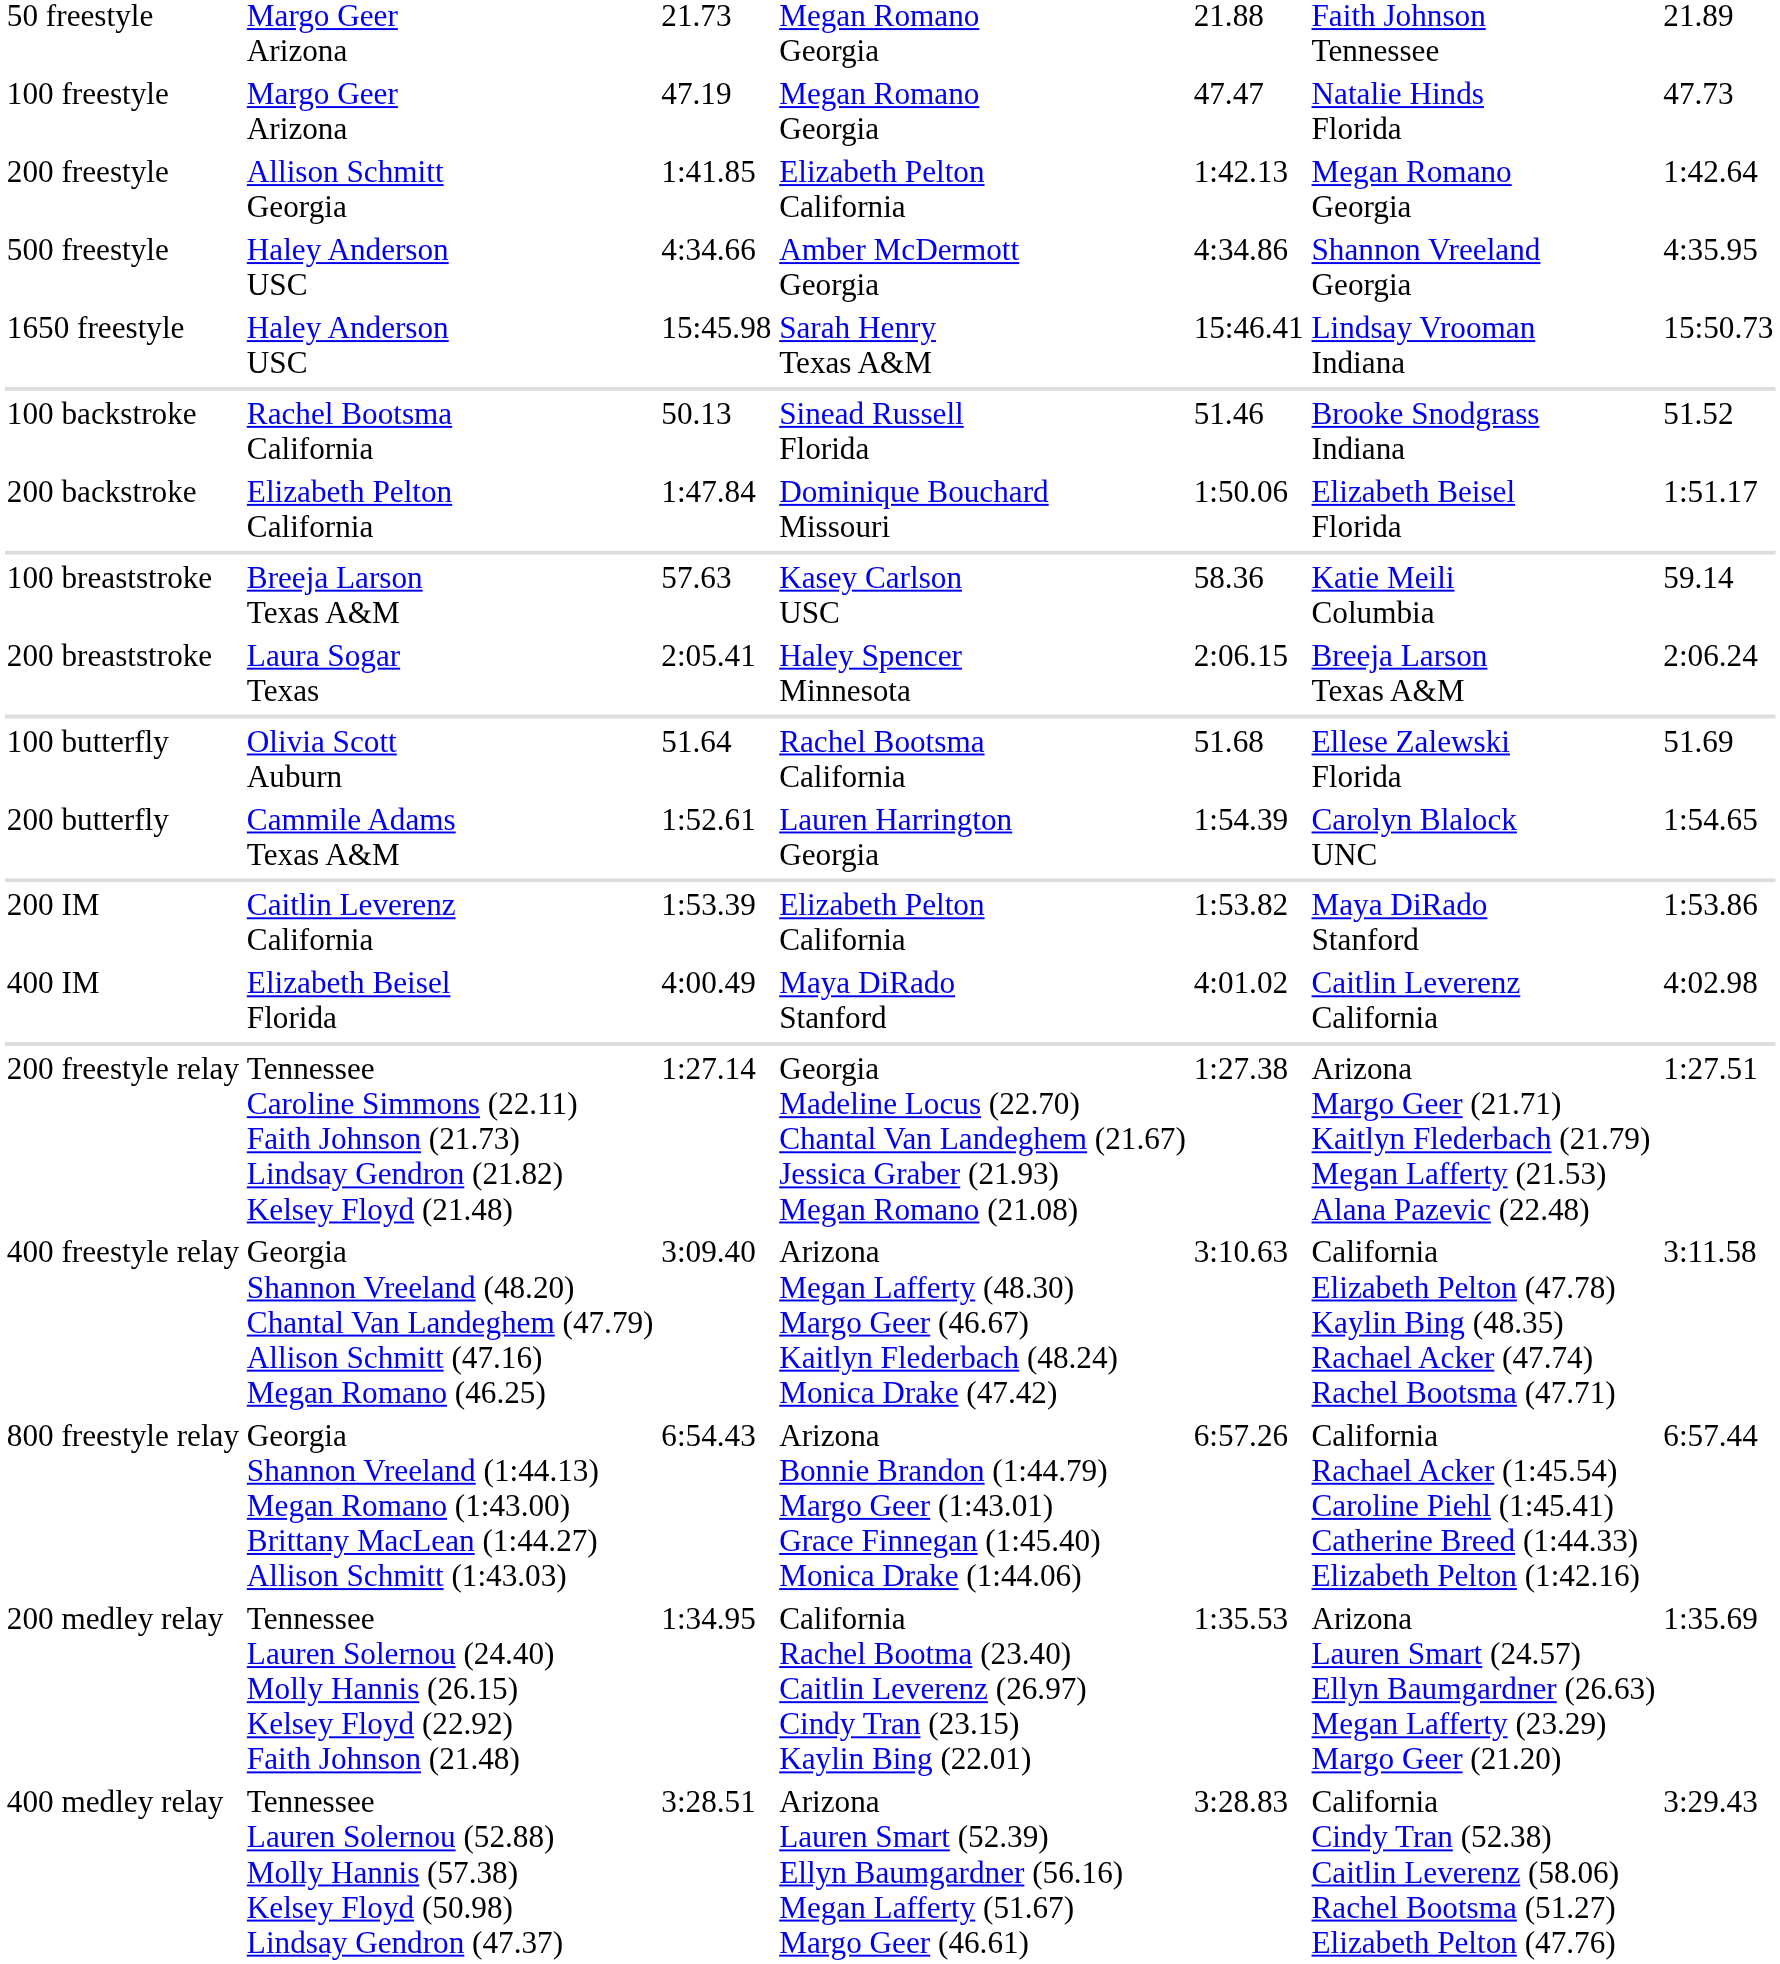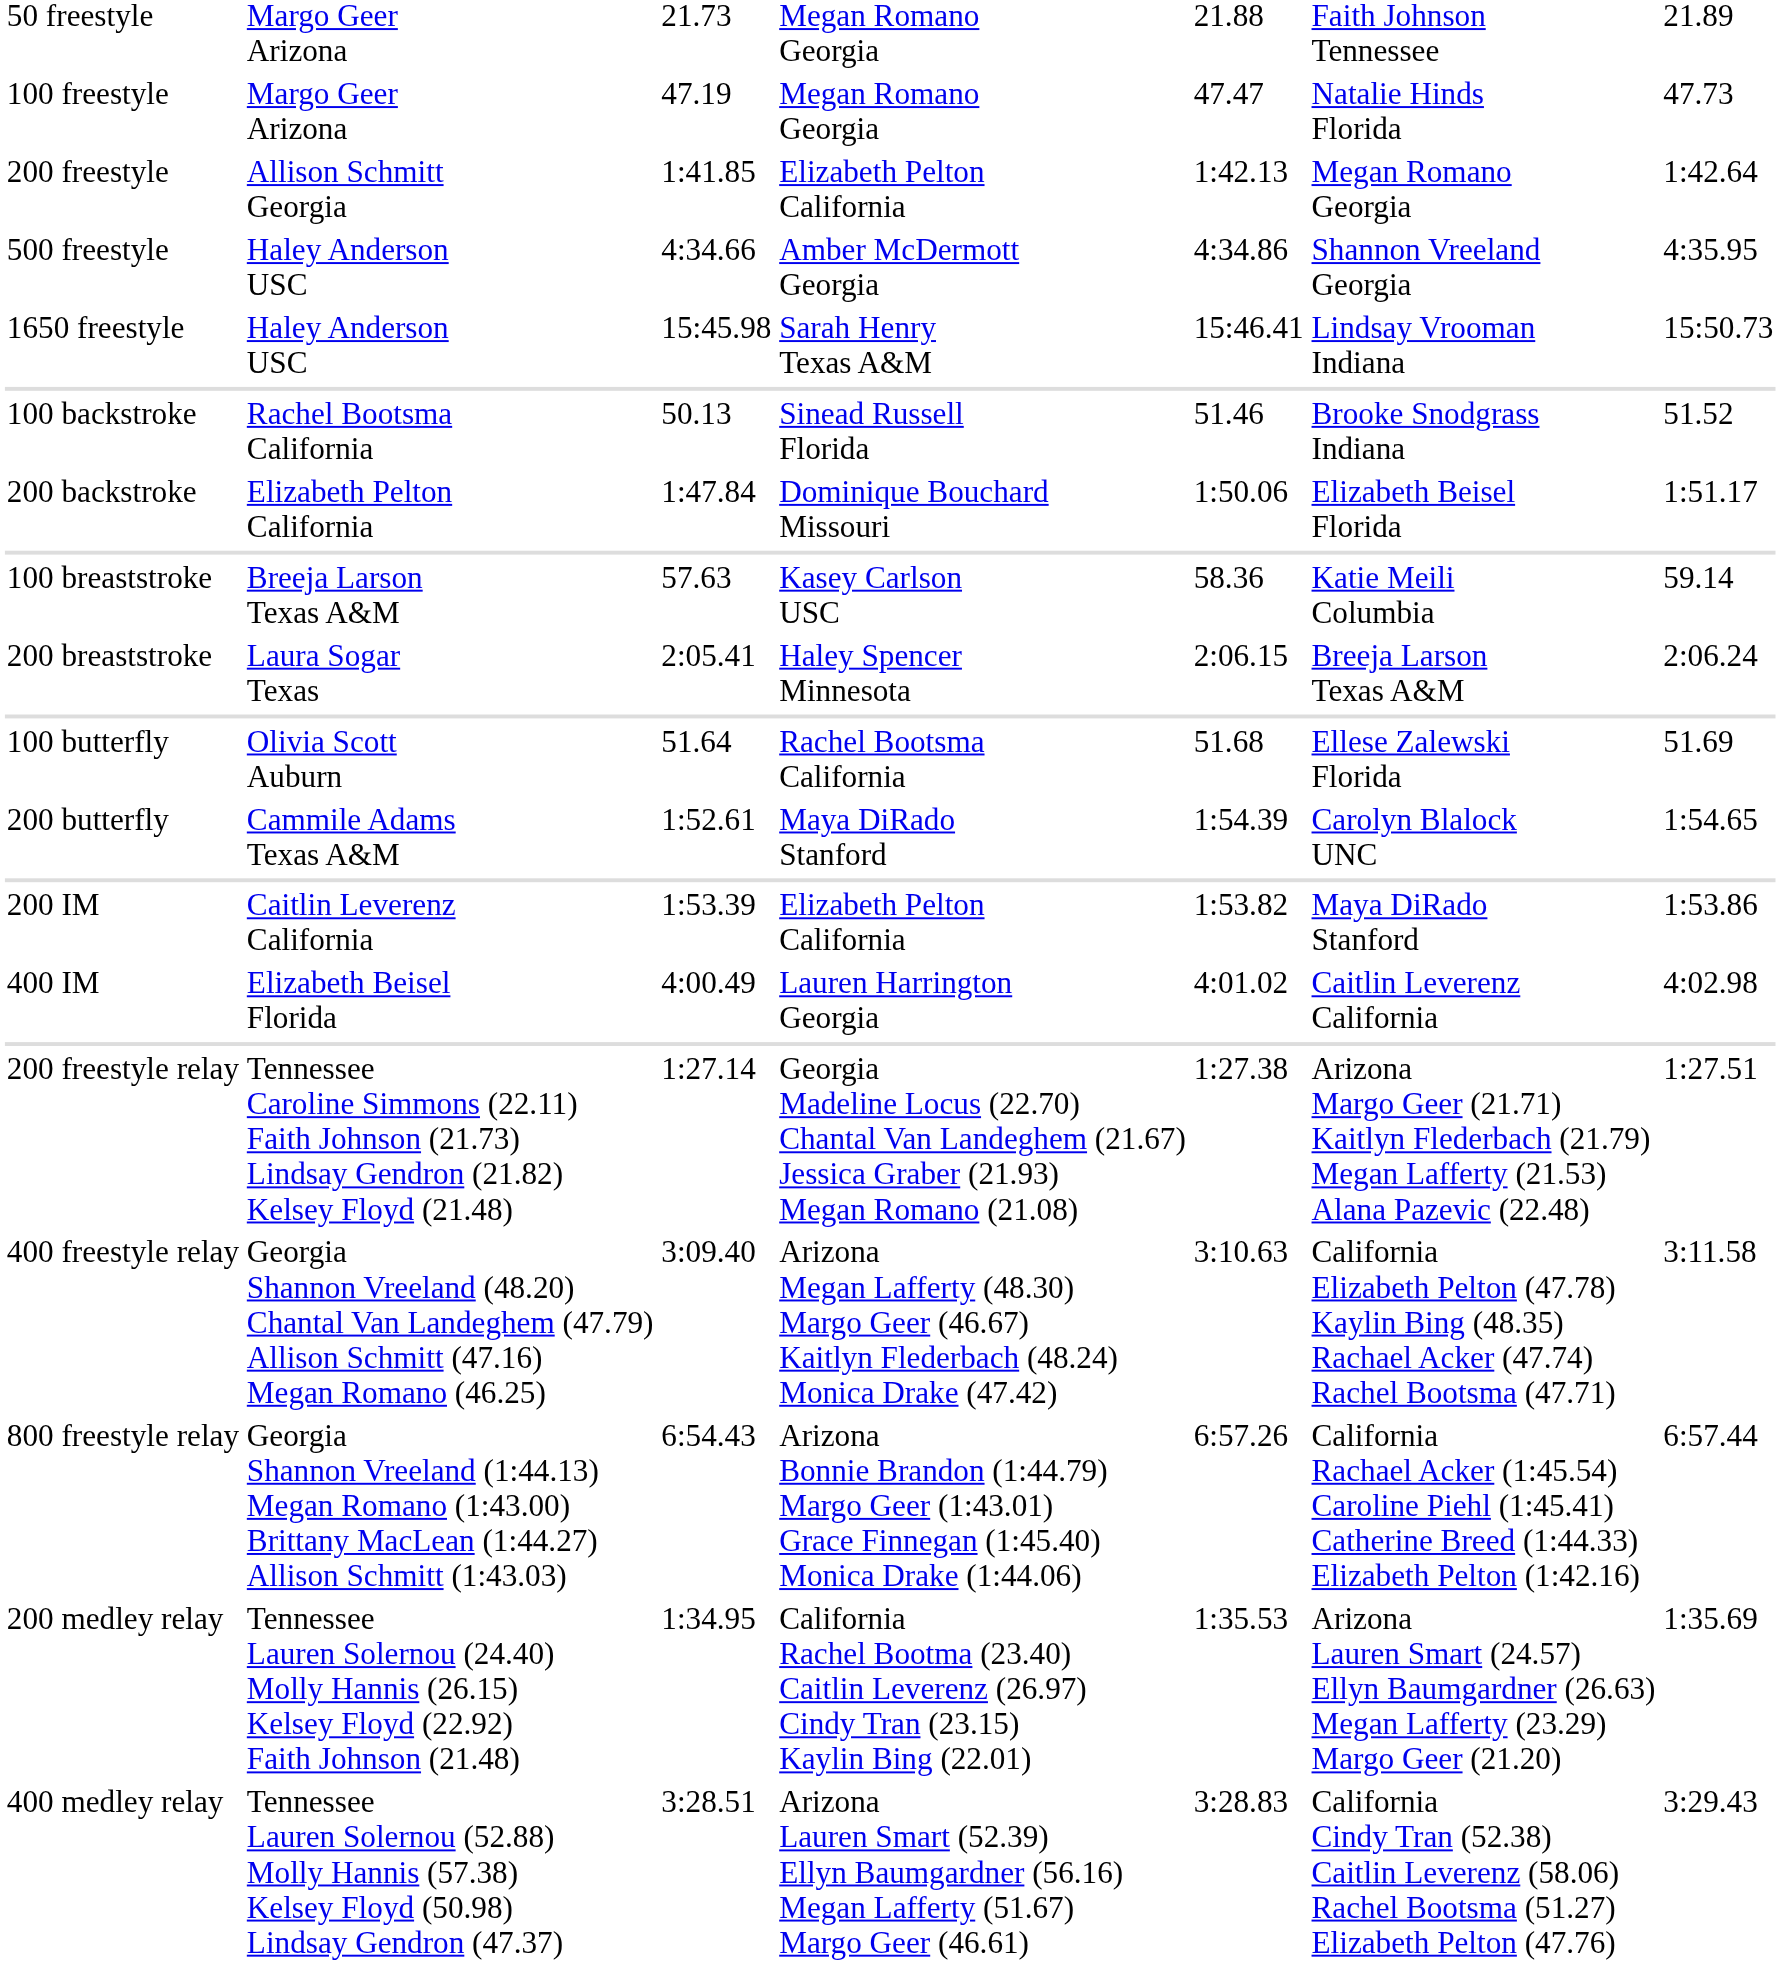(896, 836) Lauren Harrington Georgia -> (867, 836) Maya DiRado Stanford
(867, 1000) Maya DiRado Stanford -> (896, 1000) Lauren Harrington Georgia
